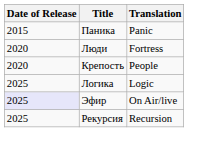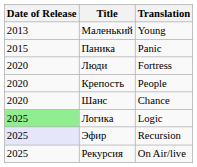+ row: (107, 31)
+ row: (94, 101)
(17, 83) no background -> (17, 118) lightgreen background
(153, 101) On Air/live -> (159, 136) Recursion
(151, 118) Recursion -> (162, 153) On Air/live
